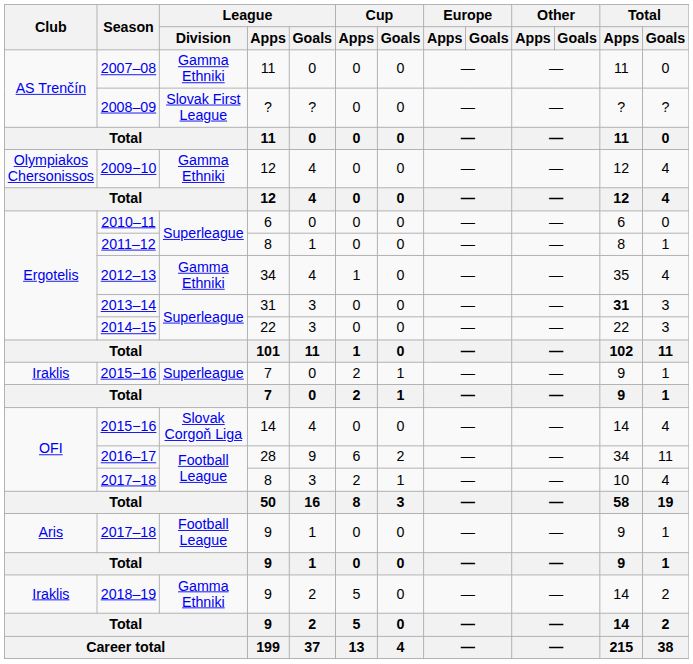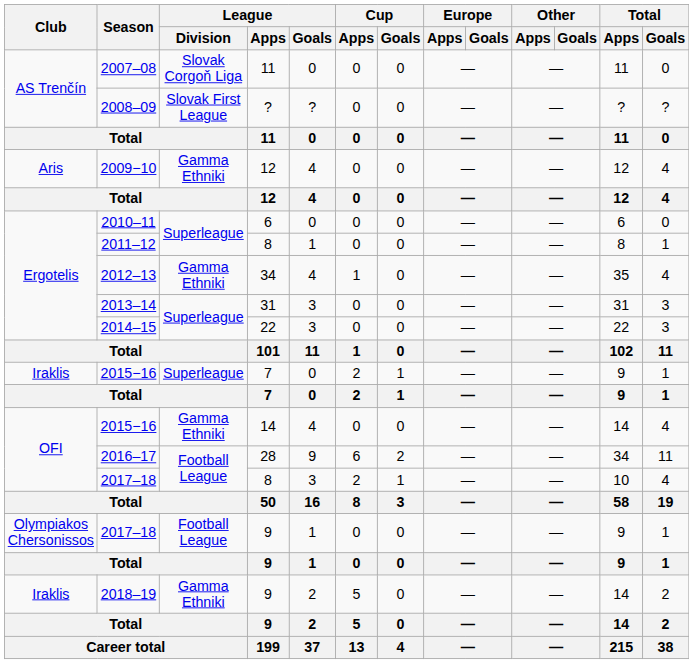(203, 68) Gamma Ethniki -> (203, 68) Slovak Corgoň Liga
(51, 168) Olympiakos Chersonissos -> (51, 168) Aris
(621, 305) bold -> (621, 305) normal
(203, 426) Slovak Corgoň Liga -> (203, 426) Gamma Ethniki
(51, 532) Aris -> (51, 532) Olympiakos Chersonissos
